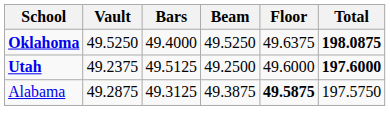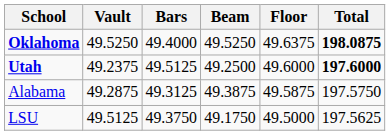(289, 92) bold -> (289, 92) normal
+ row: (23, 117)
